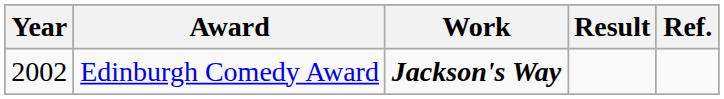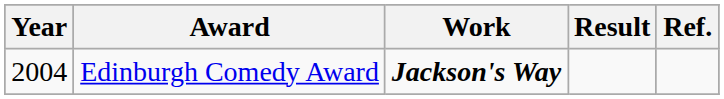(39, 71) 2002 -> (39, 71) 2004
